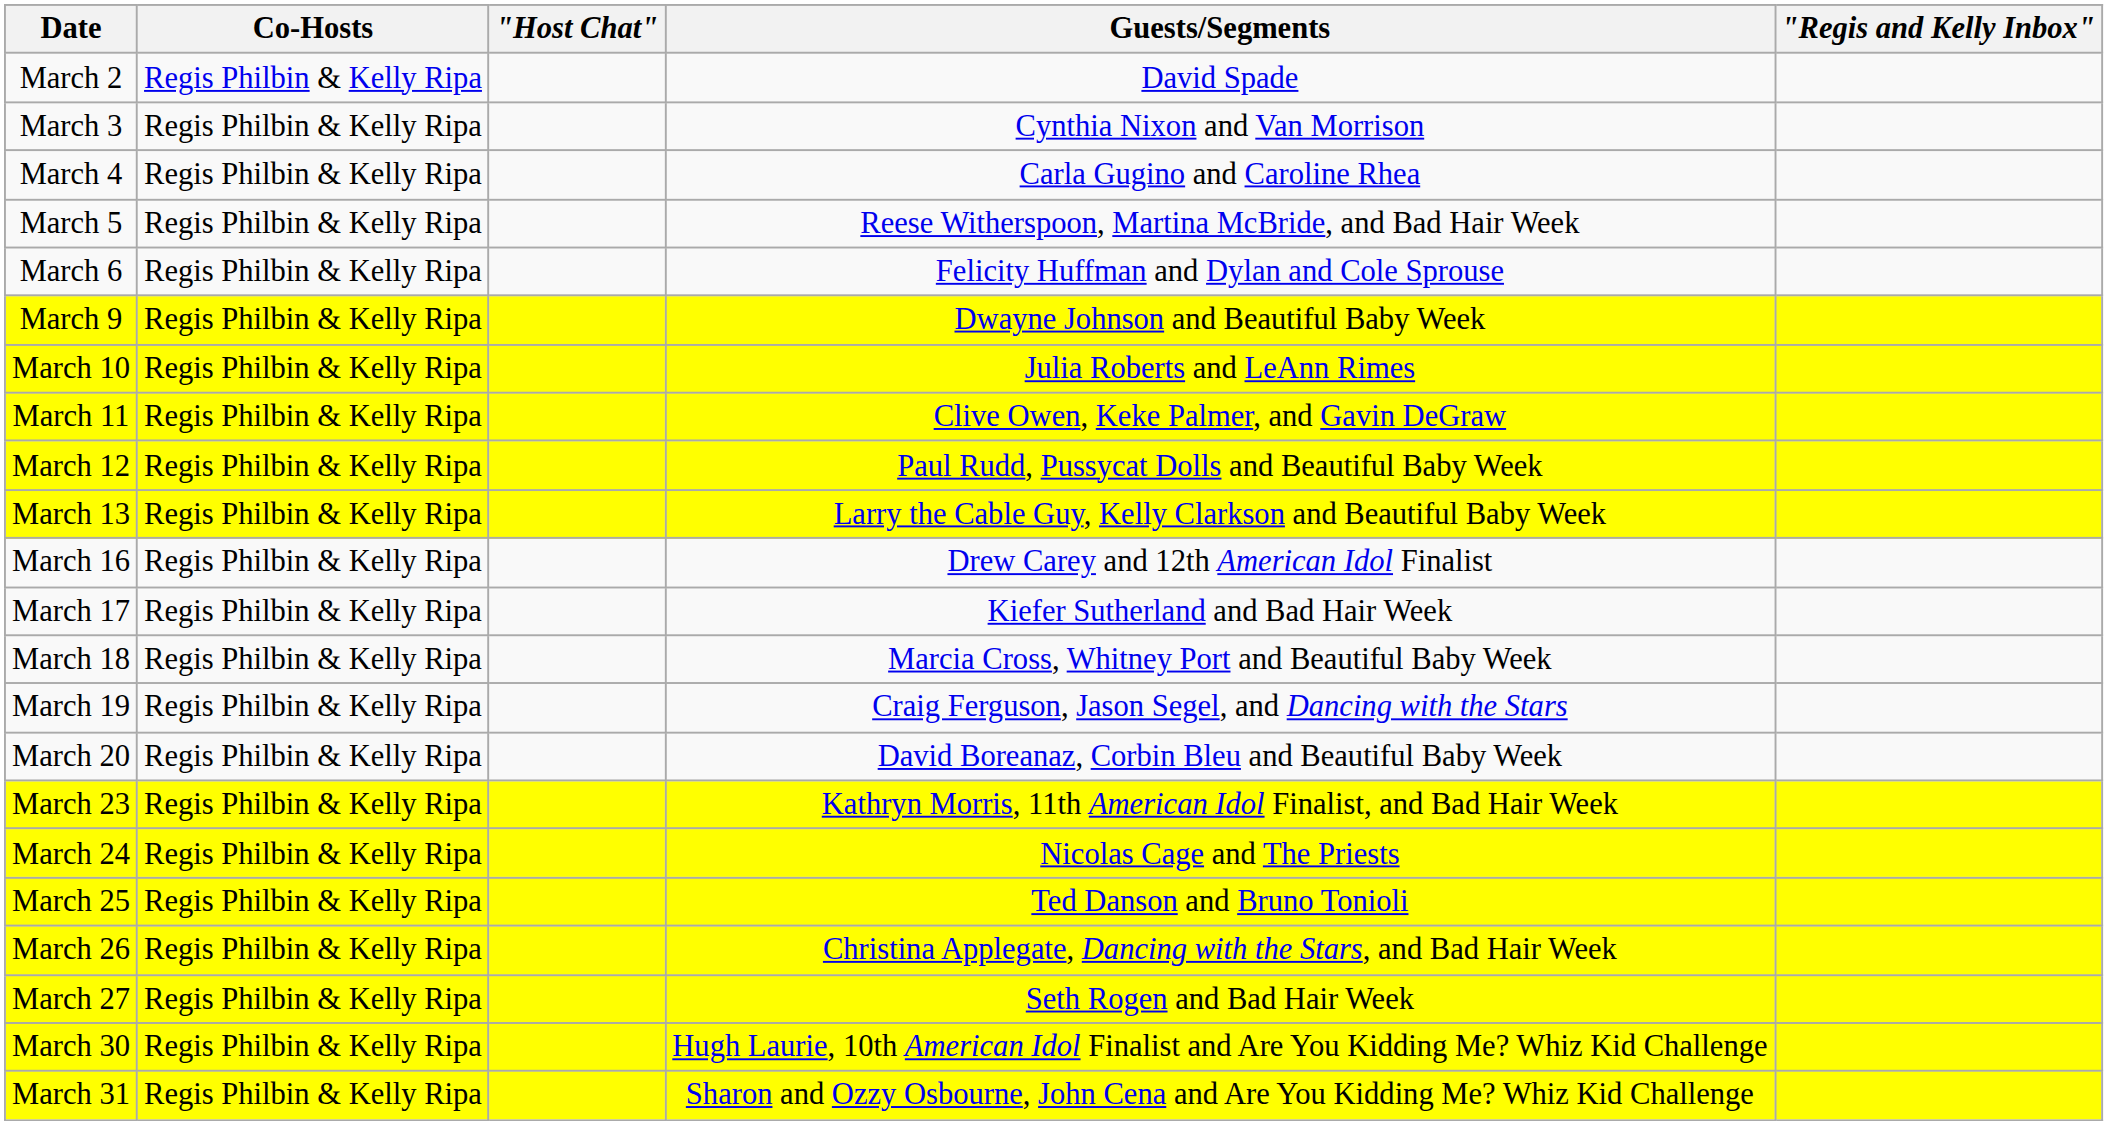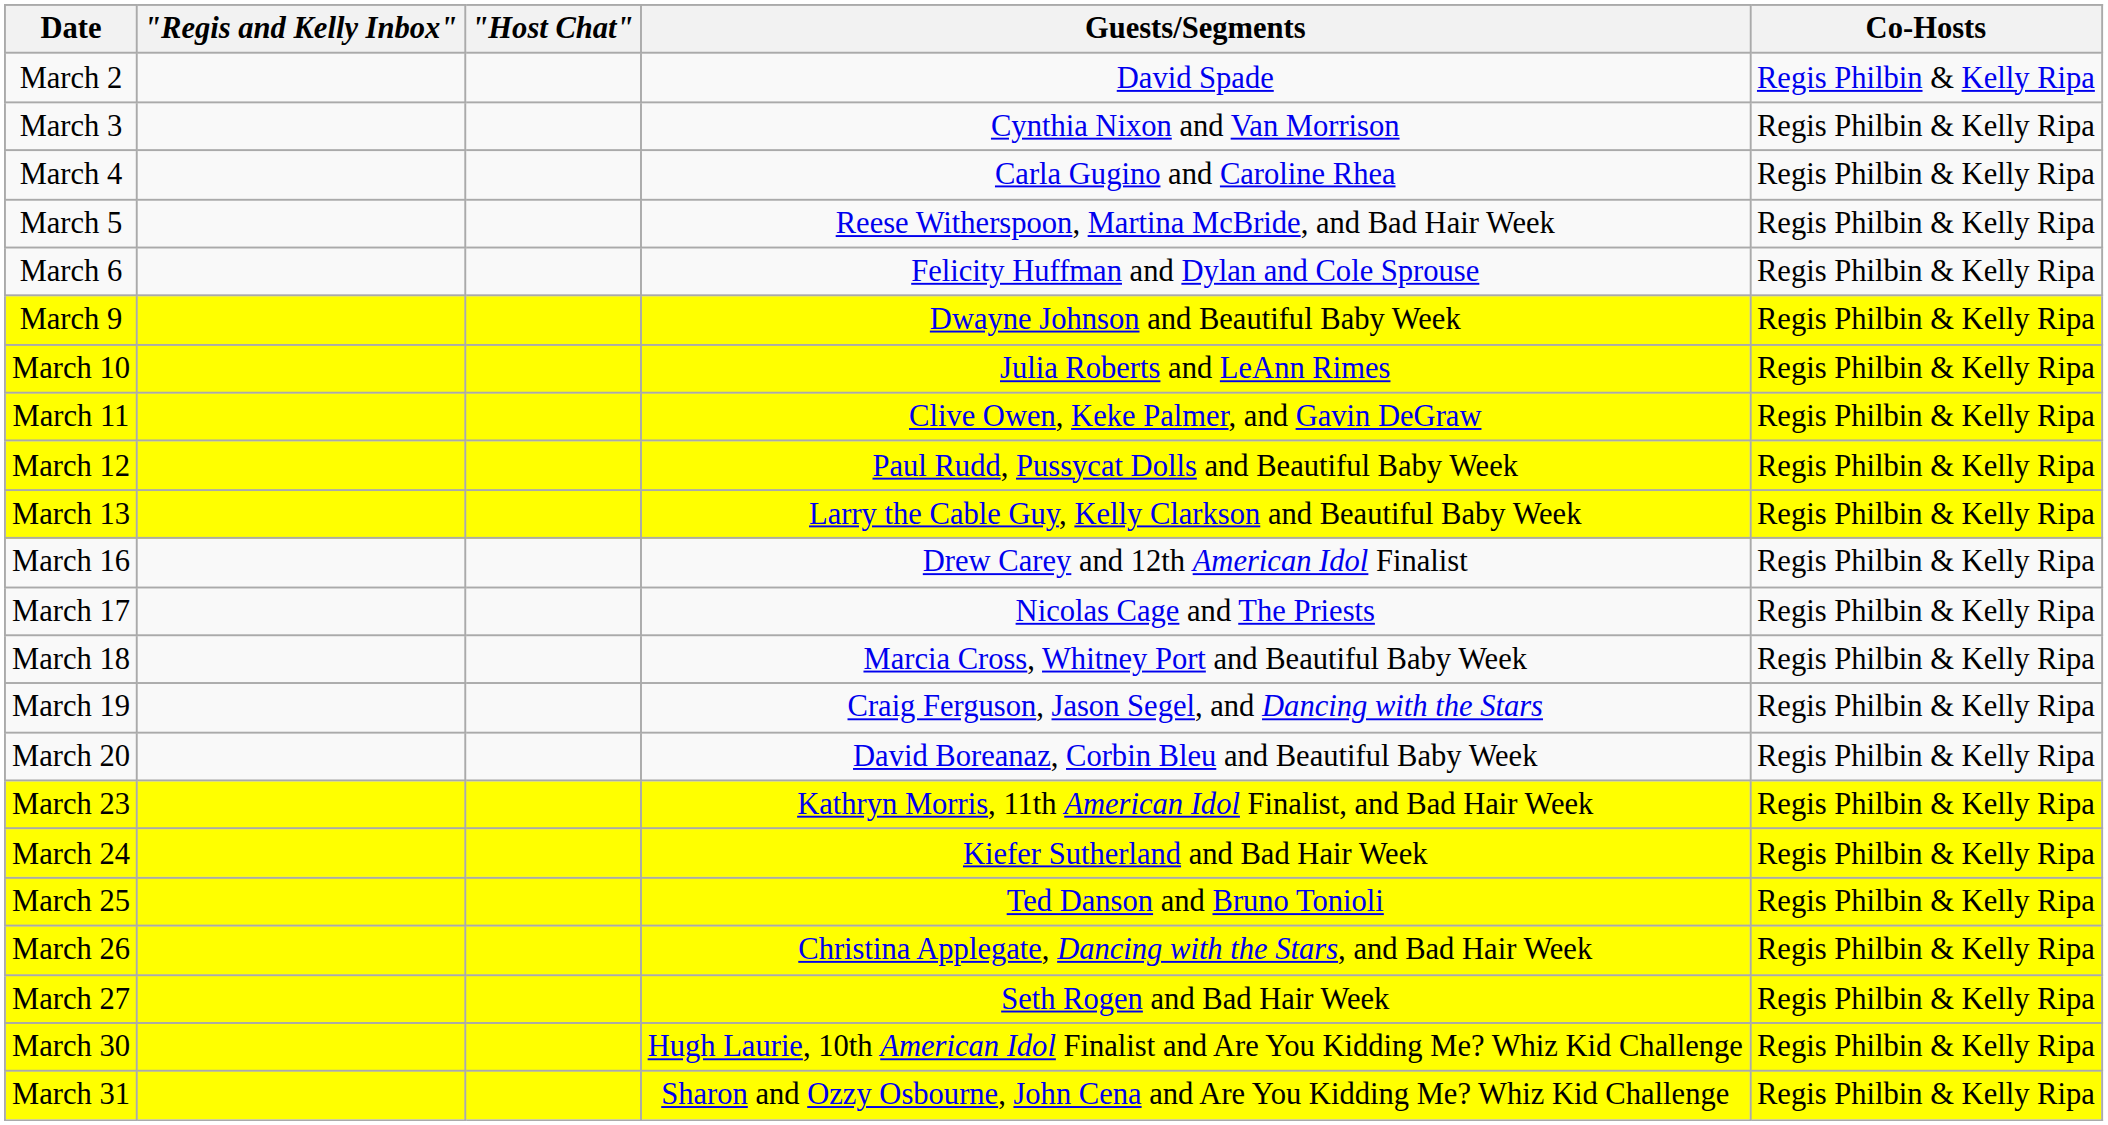columns swapped: (313, 28) <-> (1938, 28)
(1220, 610) Kiefer Sutherland and Bad Hair Week -> (1195, 610) Nicolas Cage and The Priests
(1220, 852) Nicolas Cage and The Priests -> (1195, 852) Kiefer Sutherland and Bad Hair Week
